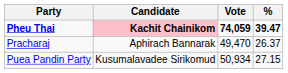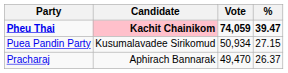rows swapped: (49, 60) <-> (28, 44)
